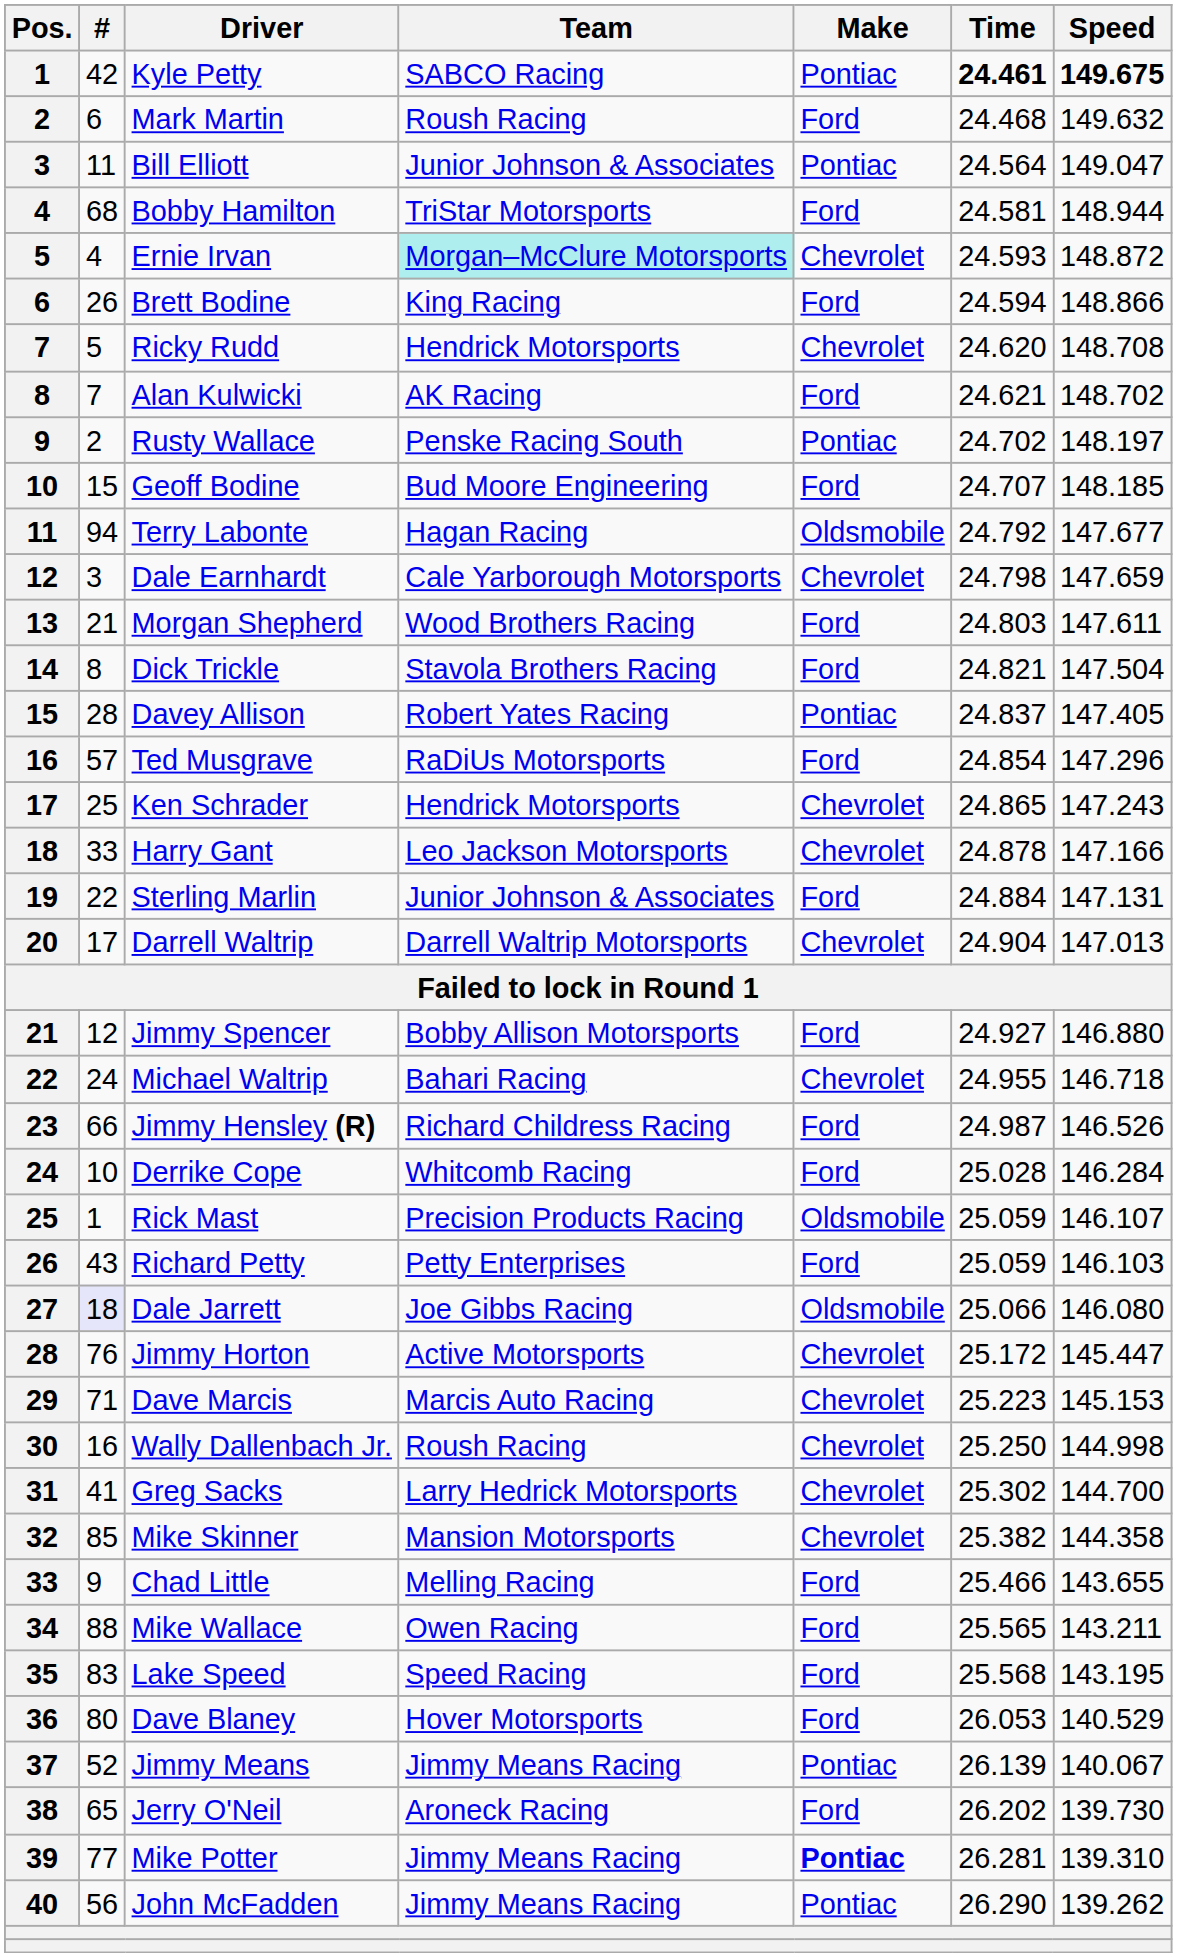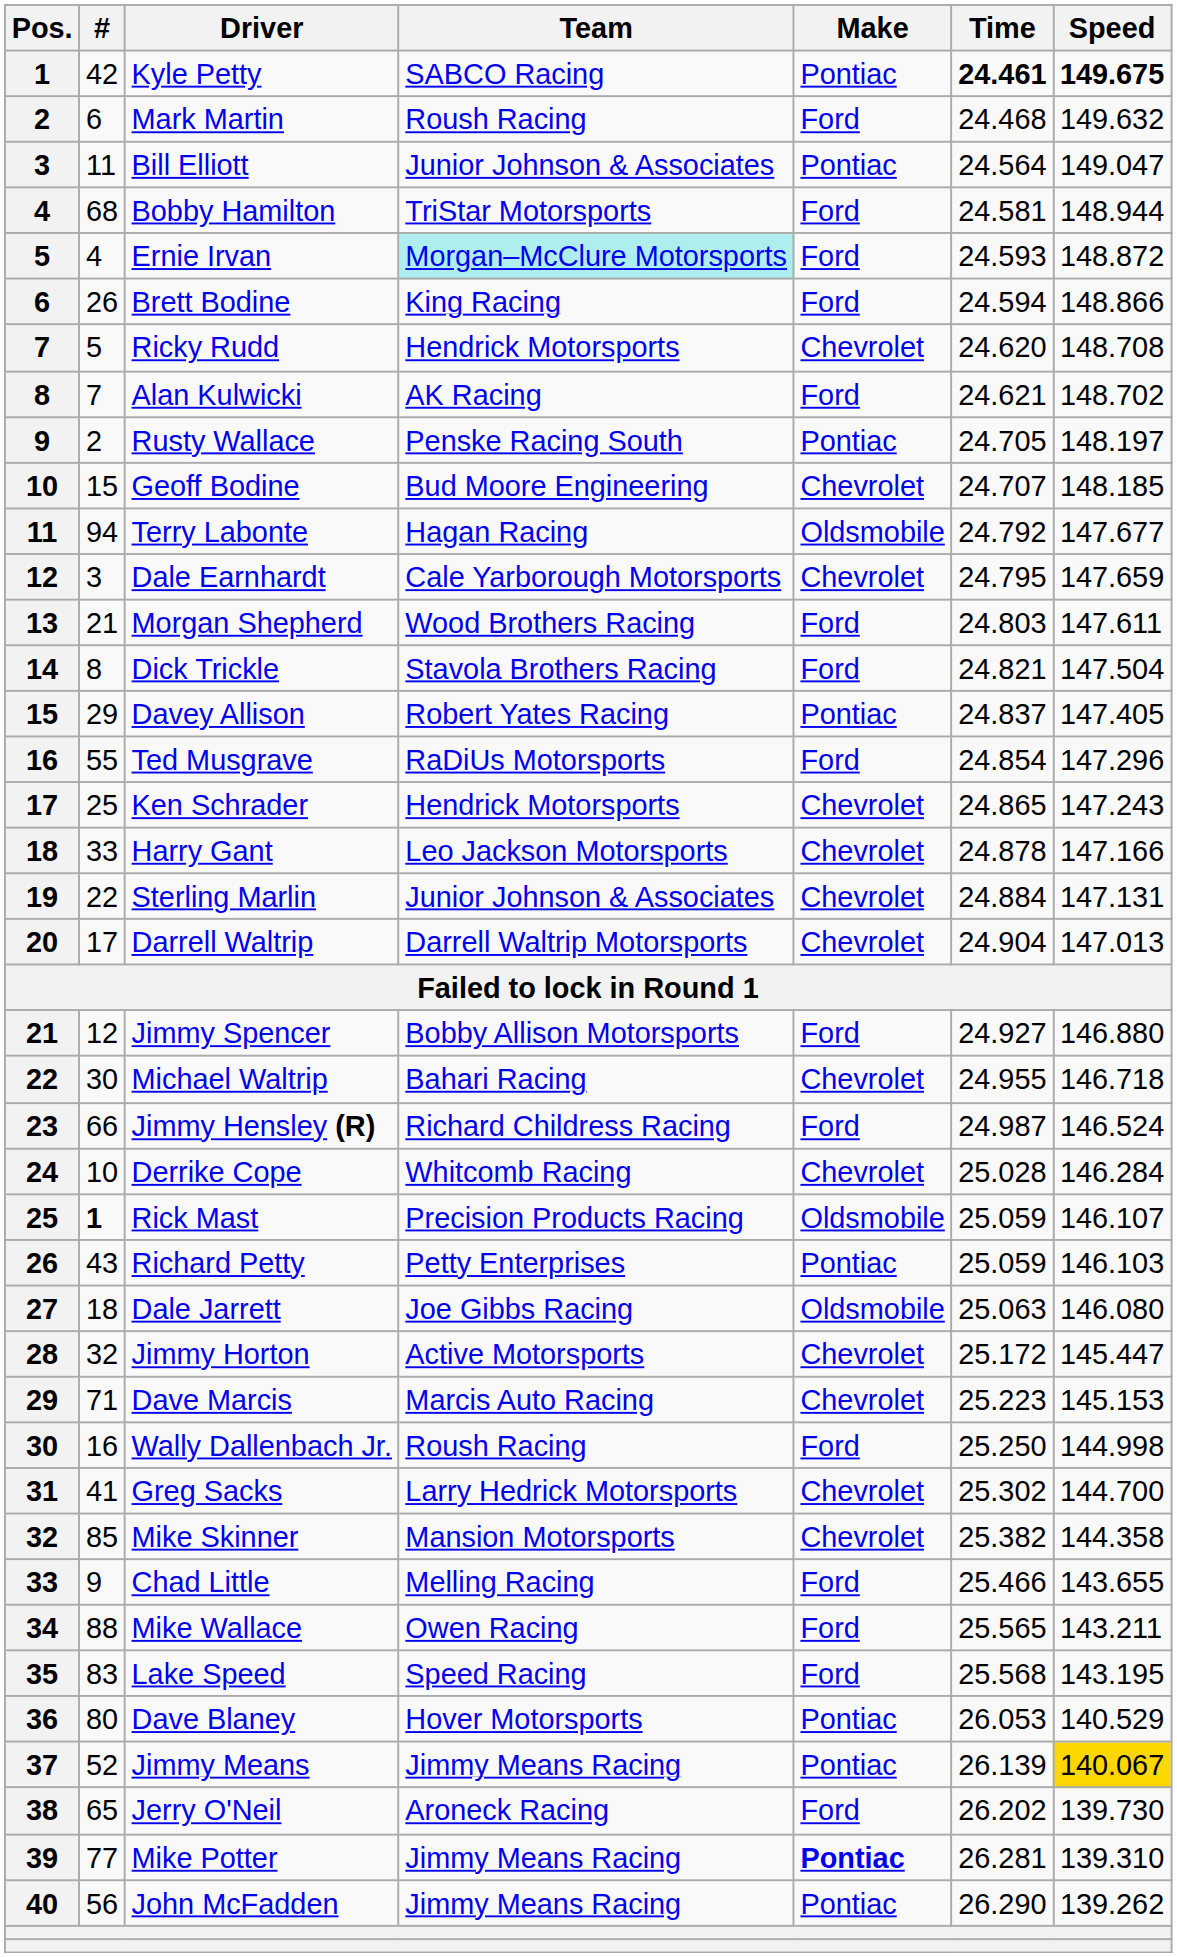(862, 257) Chevrolet -> (830, 257) Ford
(1002, 439) 24.702 -> (1002, 439) 24.705
(830, 485) Ford -> (862, 485) Chevrolet
(1002, 577) 24.798 -> (1002, 577) 24.795
(102, 714) 28 -> (102, 714) 29
(102, 759) 57 -> (102, 759) 55
(830, 897) Ford -> (862, 897) Chevrolet
(102, 1080) 24 -> (102, 1080) 30
(1112, 1125) 146.526 -> (1112, 1125) 146.524
(830, 1171) Ford -> (862, 1171) Chevrolet
(94, 1217) normal -> (94, 1217) bold
(830, 1262) Ford -> (849, 1262) Pontiac
(102, 1308) lavender background -> (102, 1308) no background
(1002, 1308) 25.066 -> (1002, 1308) 25.063
(102, 1354) 76 -> (102, 1354) 32
(862, 1445) Chevrolet -> (830, 1445) Ford
(830, 1720) Ford -> (849, 1720) Pontiac
(1112, 1765) no background -> (1112, 1765) gold background
